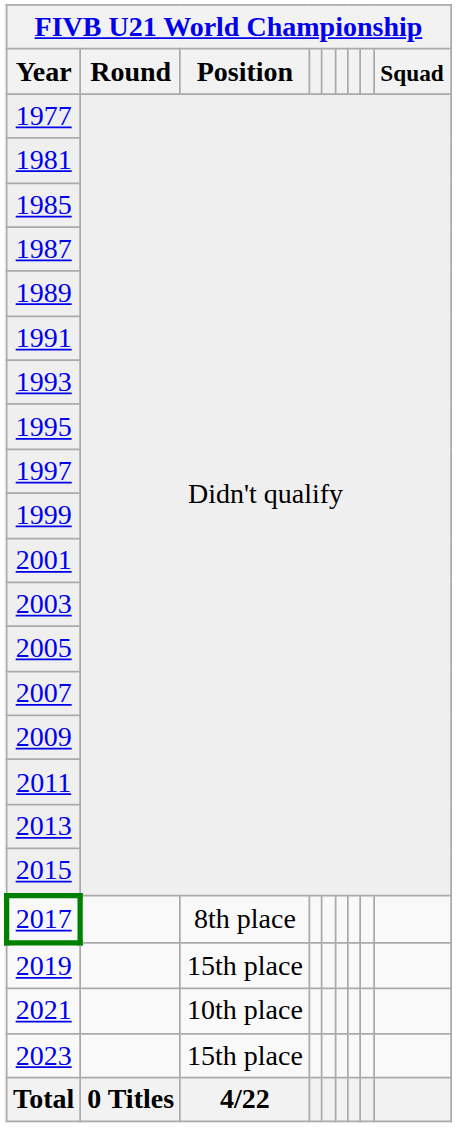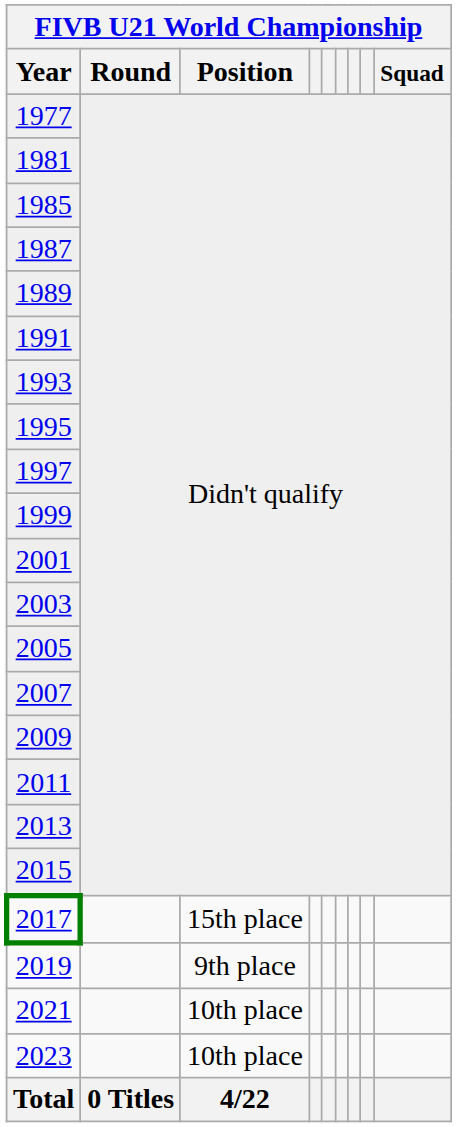(245, 918) 8th place -> (245, 918) 15th place
(245, 965) 15th place -> (245, 965) 9th place
(245, 1055) 15th place -> (245, 1055) 10th place
